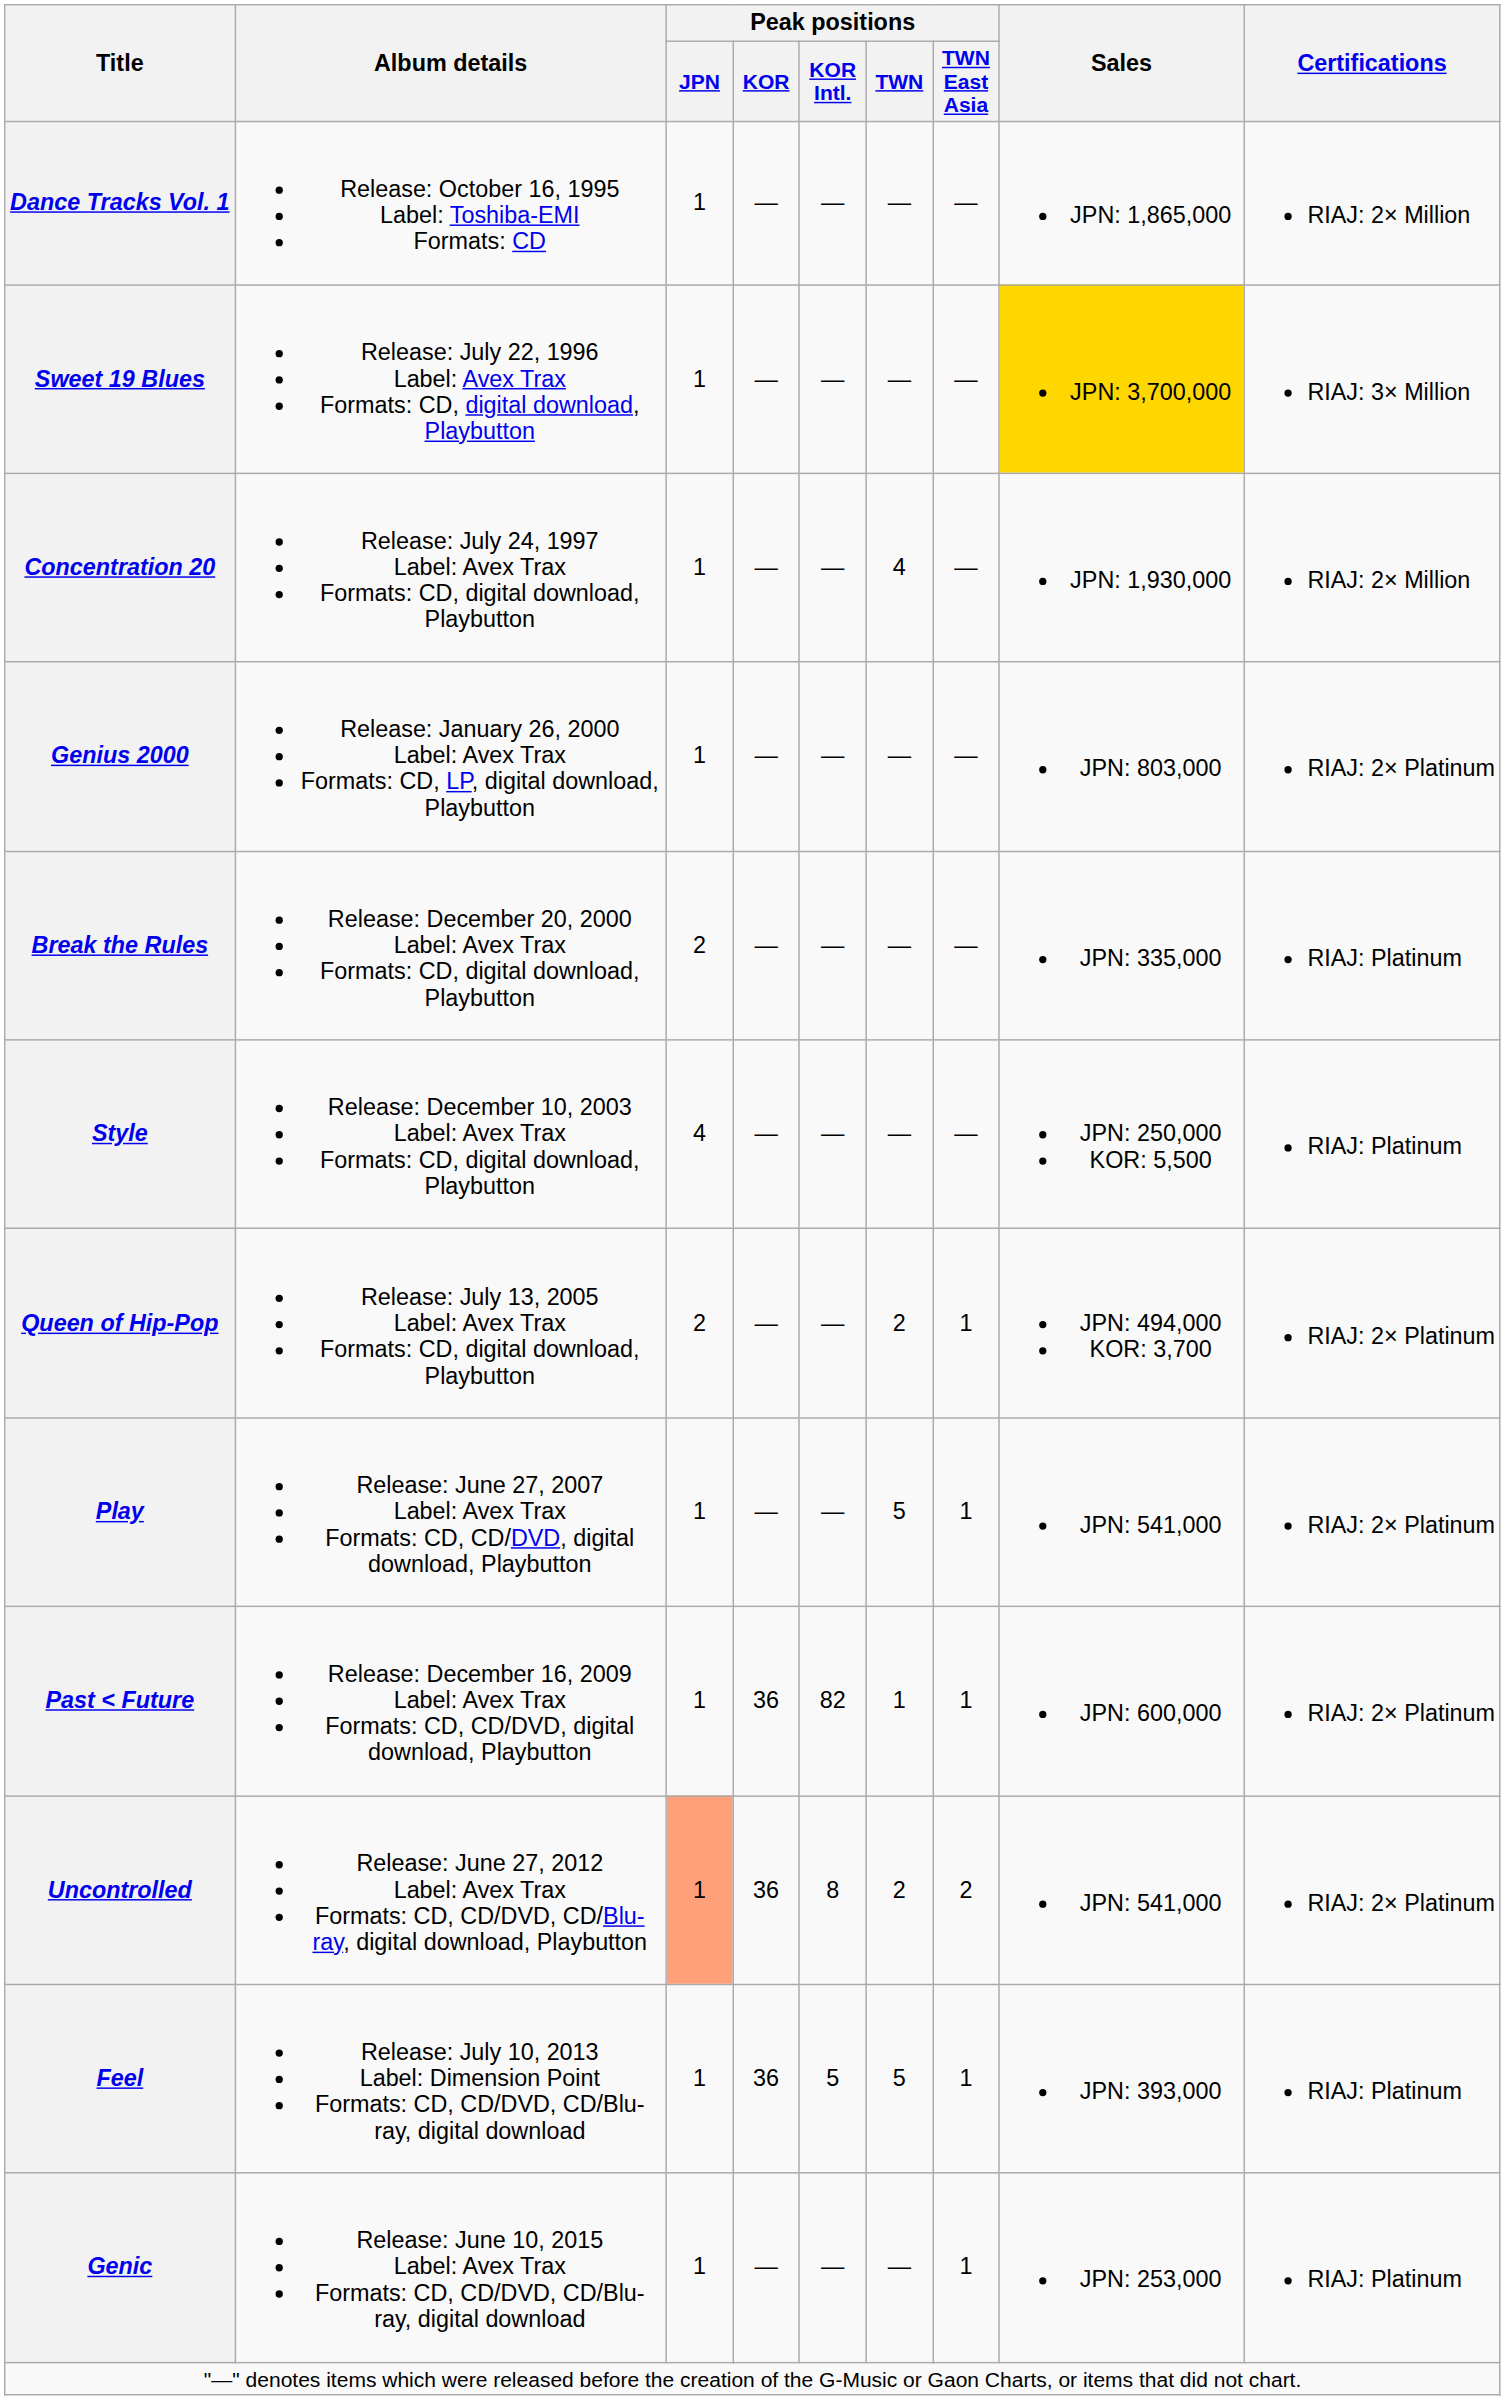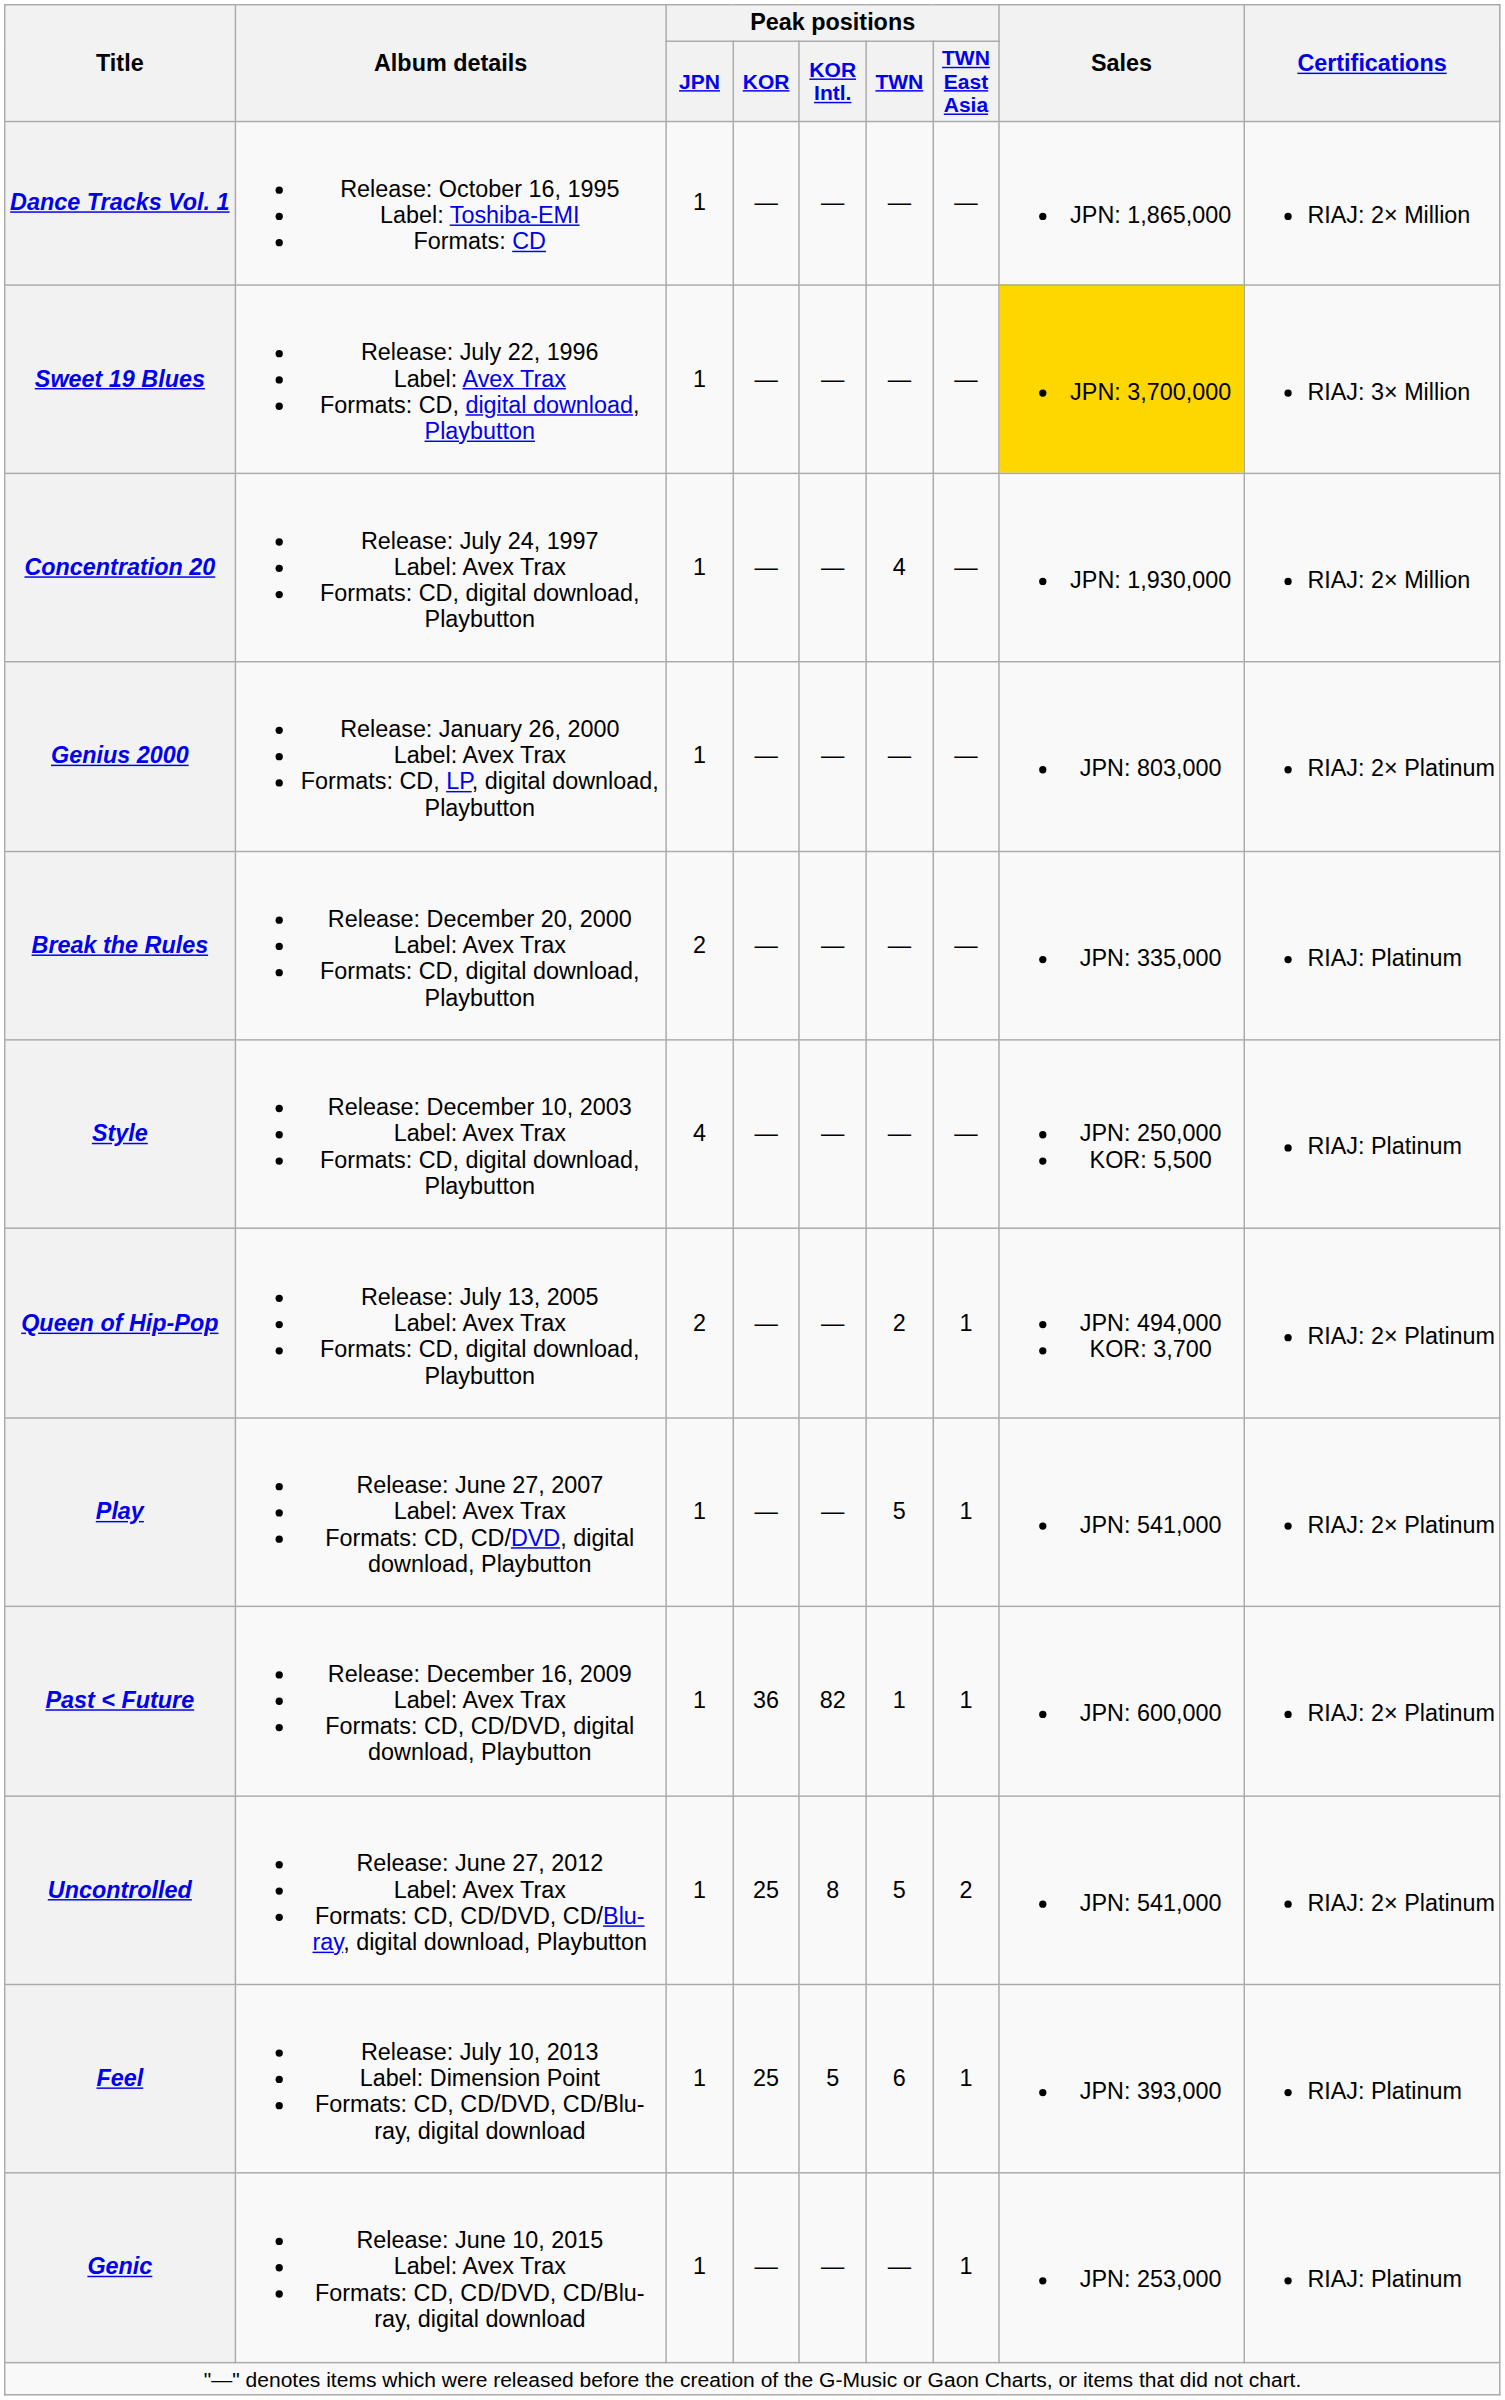(700, 1889) lightsalmon background -> (700, 1889) no background
(766, 1889) 36 -> (766, 1889) 25
(899, 1889) 2 -> (899, 1889) 5
(766, 2078) 36 -> (766, 2078) 25
(899, 2078) 5 -> (899, 2078) 6
